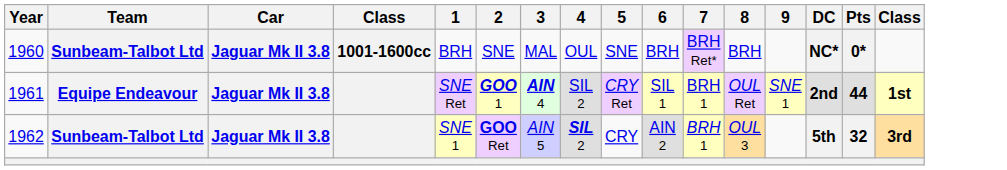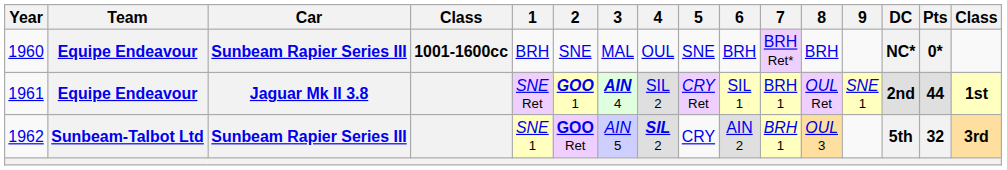(128, 51) Sunbeam-Talbot Ltd -> (128, 51) Equipe Endeavour
(271, 51) Jaguar Mk II 3.8 -> (309, 51) Sunbeam Rapier Series III
(271, 136) Jaguar Mk II 3.8 -> (309, 136) Sunbeam Rapier Series III
